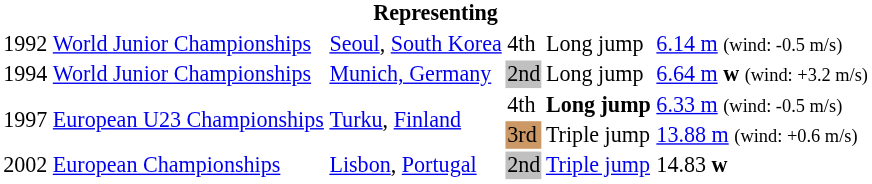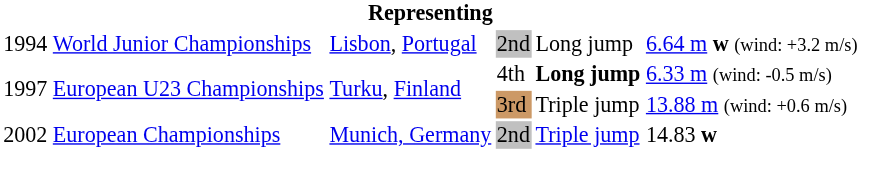- row: (25, 43)
(410, 74) Munich, Germany -> (403, 43) Lisbon, Portugal
(403, 165) Lisbon, Portugal -> (410, 134) Munich, Germany
